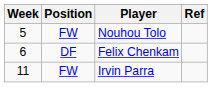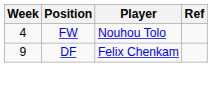(23, 33) 5 -> (23, 33) 4
(23, 52) 6 -> (23, 52) 9
- row: (126, 71)
